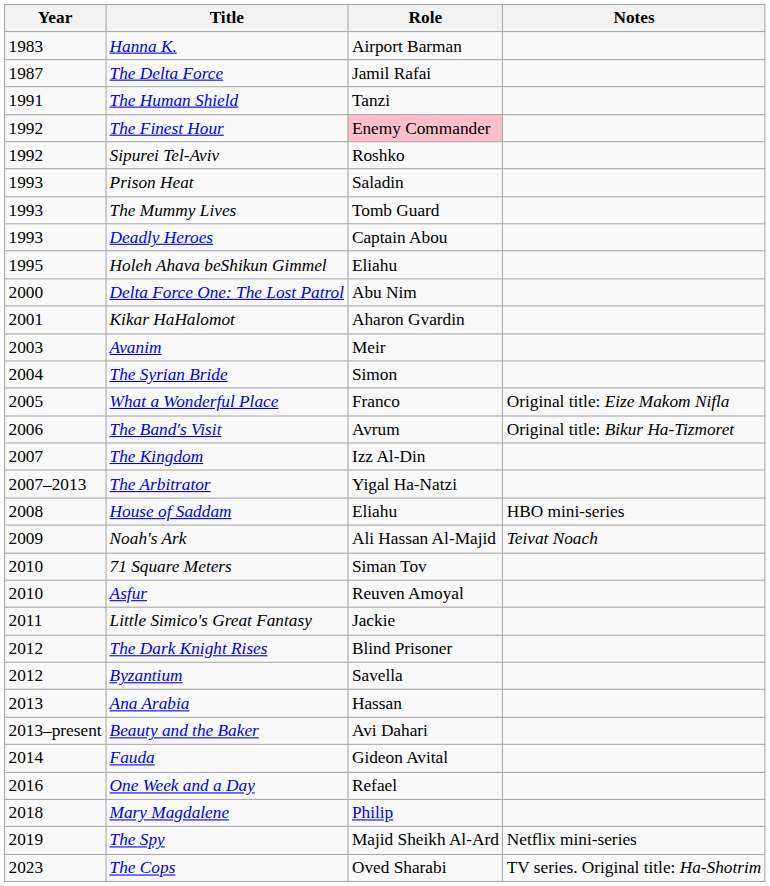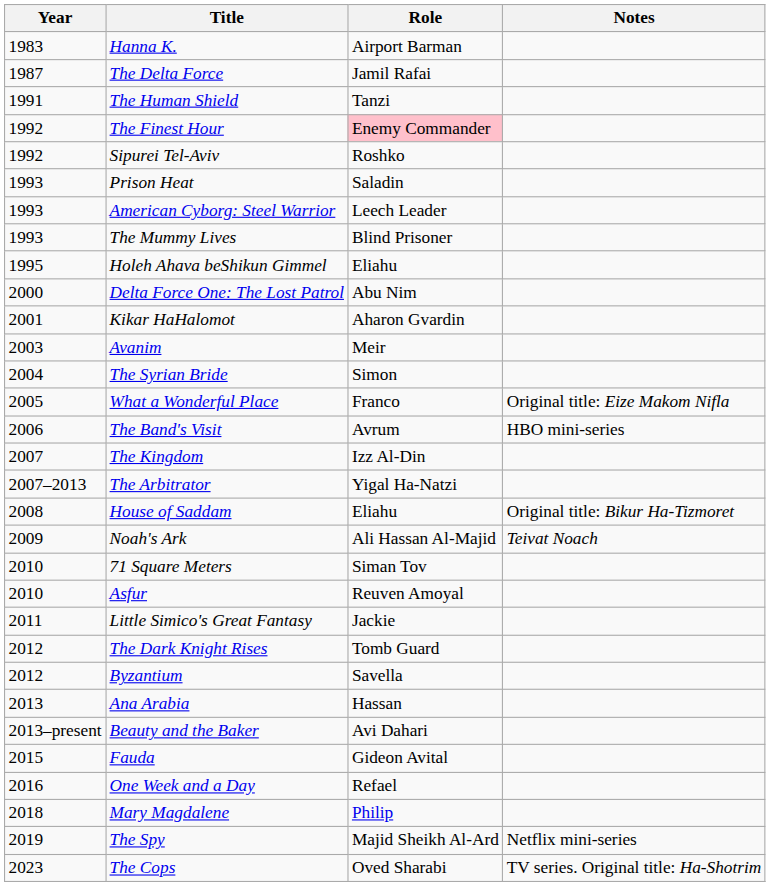+ row: (222, 210)
(396, 210) Tomb Guard -> (402, 237) Blind Prisoner
- row: (161, 237)
(620, 429) Original title: Bikur Ha-Tizmoret -> (566, 429) HBO mini-series
(566, 511) HBO mini-series -> (620, 511) Original title: Bikur Ha-Tizmoret
(402, 648) Blind Prisoner -> (396, 648) Tomb Guard
(26, 758) 2014 -> (26, 758) 2015
